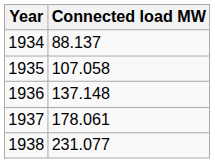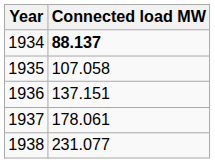(76, 42) normal -> (76, 42) bold
(81, 94) 137.148 -> (81, 94) 137.151
